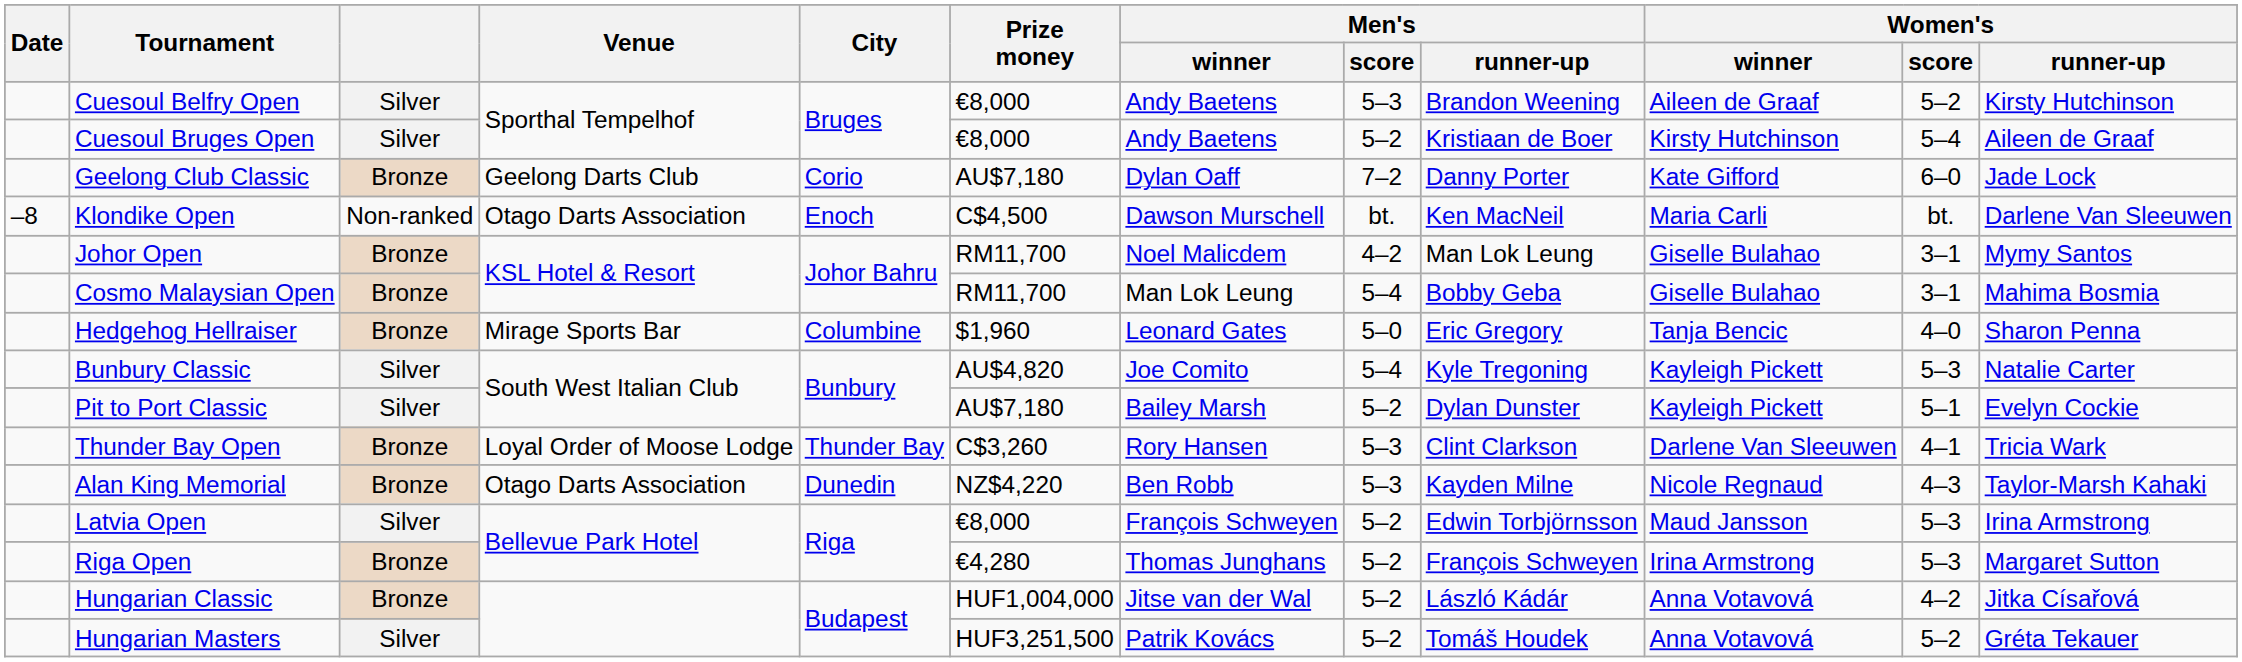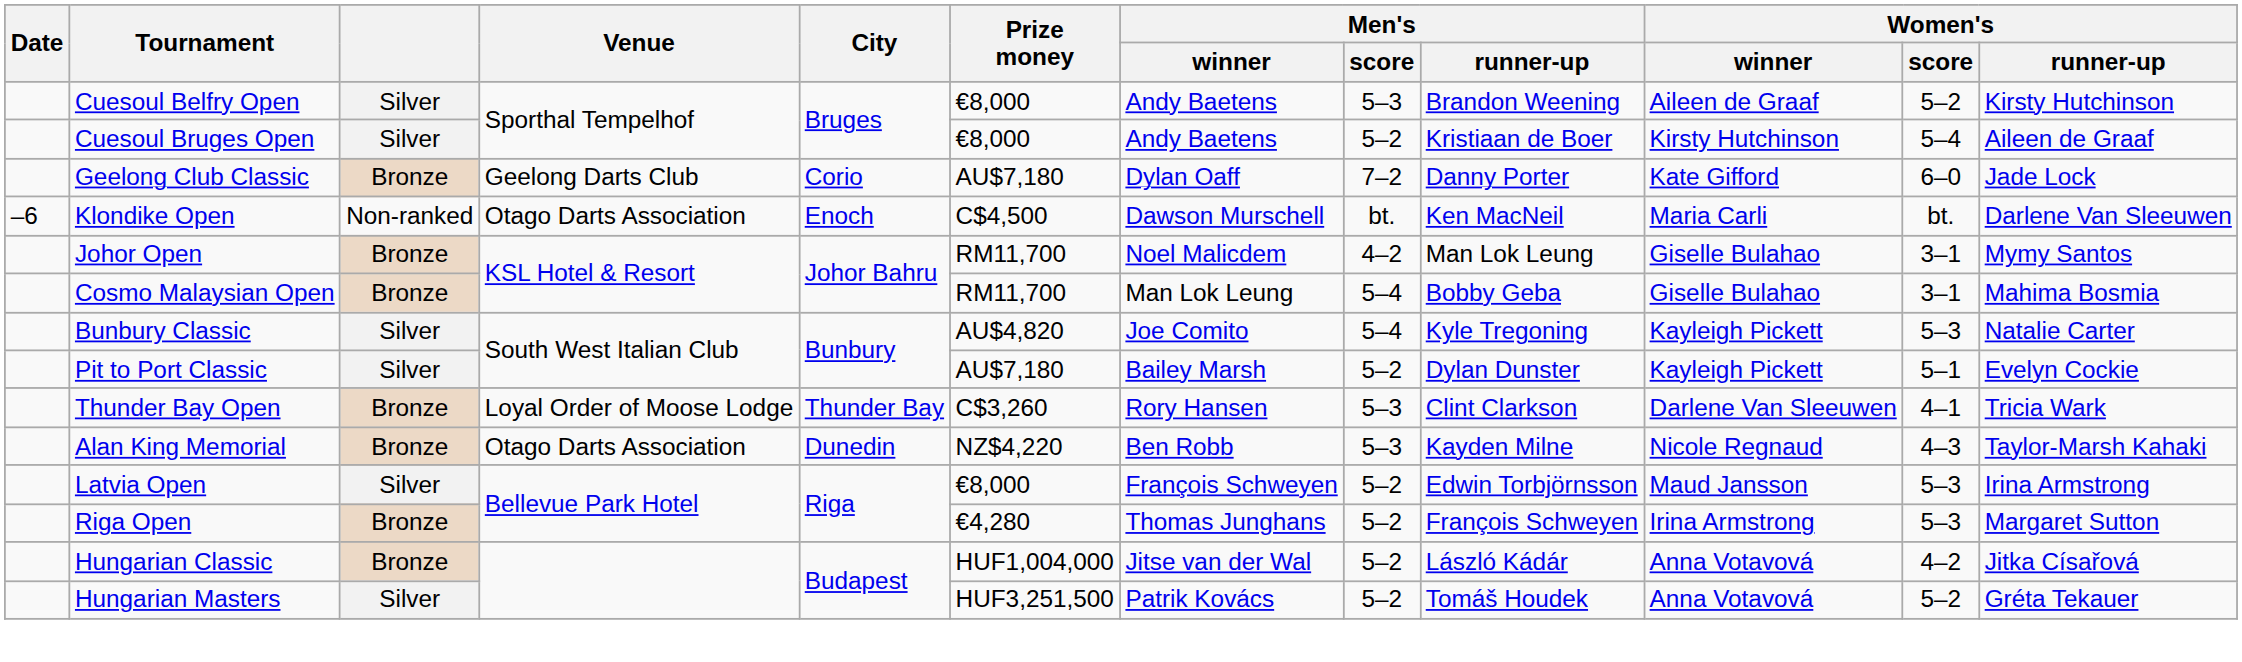(24, 216) –8 -> (24, 216) –6
- row: (186, 331)
